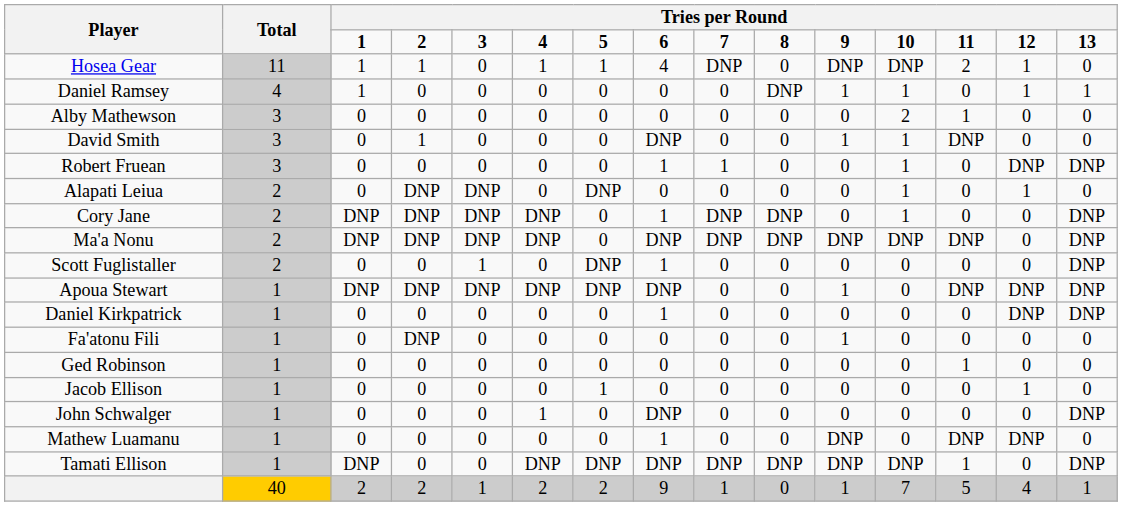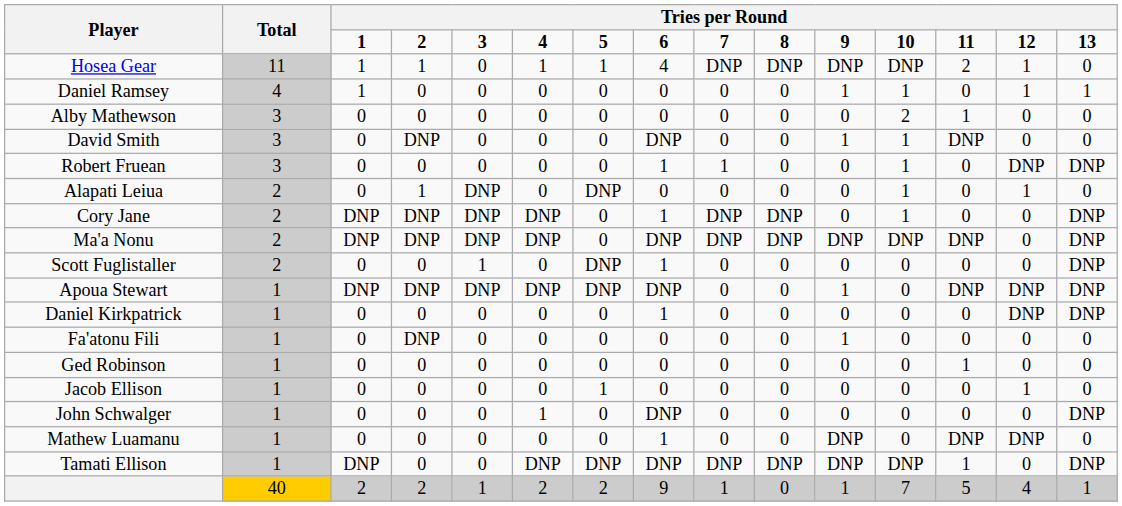(785, 66) 0 -> (785, 66) DNP
(785, 91) DNP -> (785, 91) 0
(422, 141) 1 -> (422, 141) DNP
(422, 191) DNP -> (422, 191) 1
